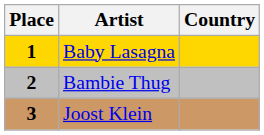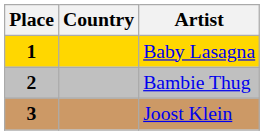columns swapped: (220, 20) <-> (119, 20)
